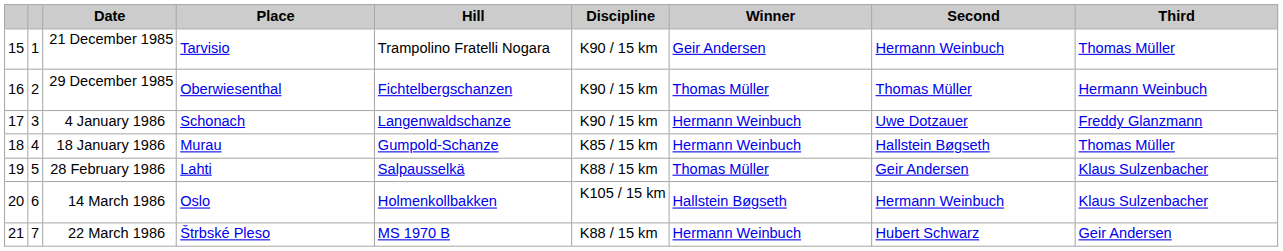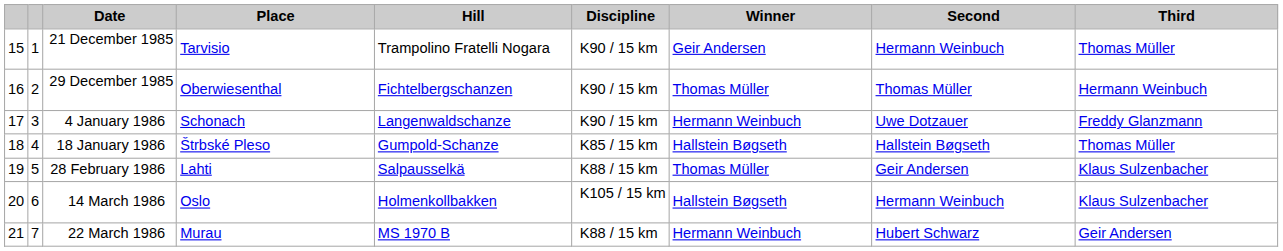(201, 145) Murau -> (225, 145) Štrbské Pleso
(737, 145) Hermann Weinbuch -> (730, 145) Hallstein Bøgseth
(225, 234) Štrbské Pleso -> (201, 234) Murau
